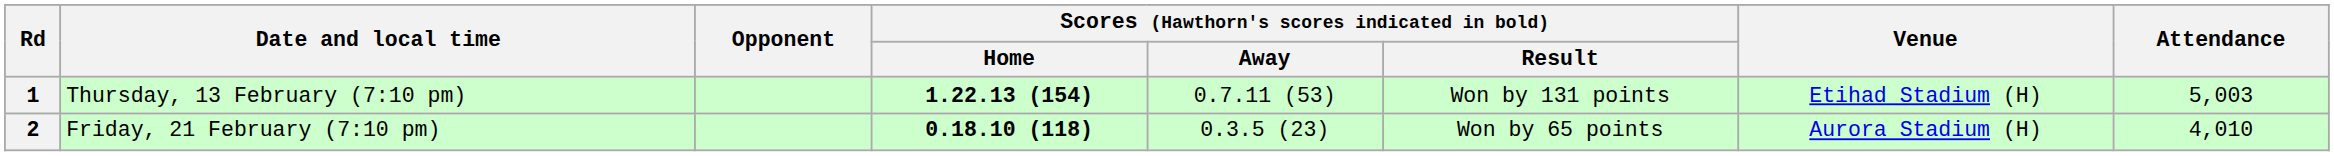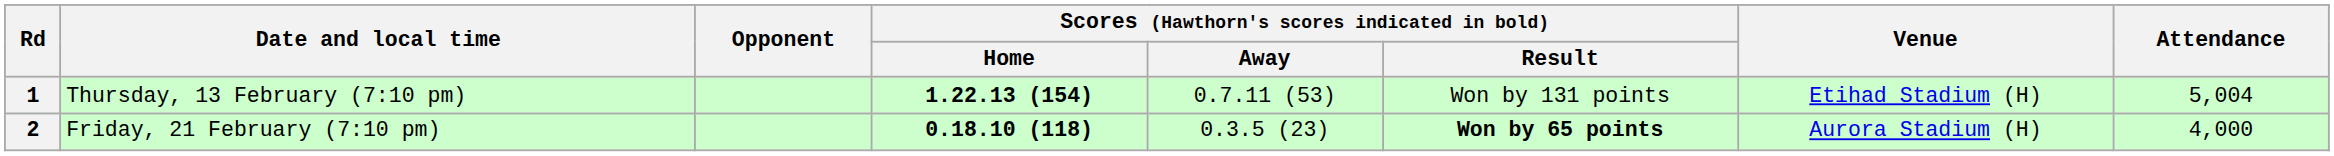(2221, 95) 5,003 -> (2221, 95) 5,004
(1560, 131) normal -> (1560, 131) bold
(2221, 131) 4,010 -> (2221, 131) 4,000
